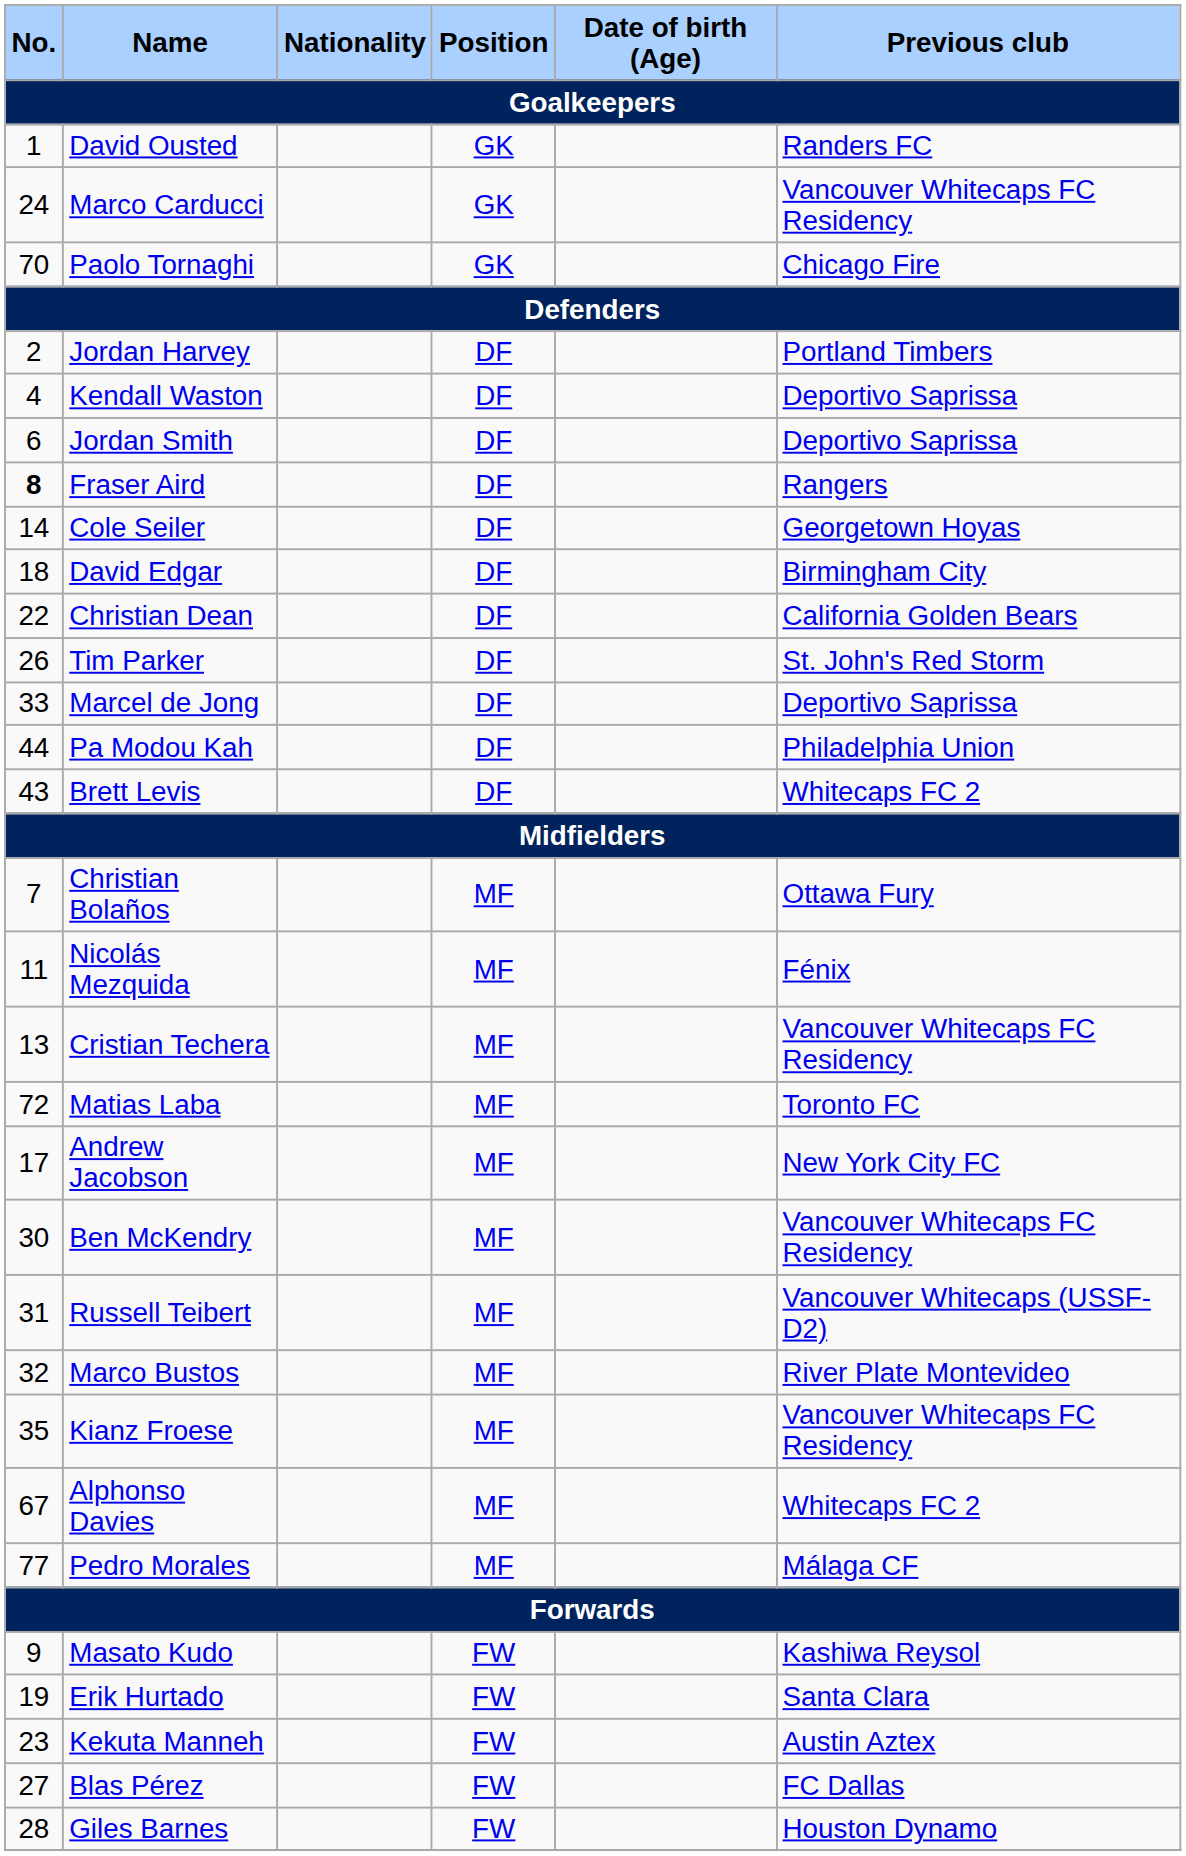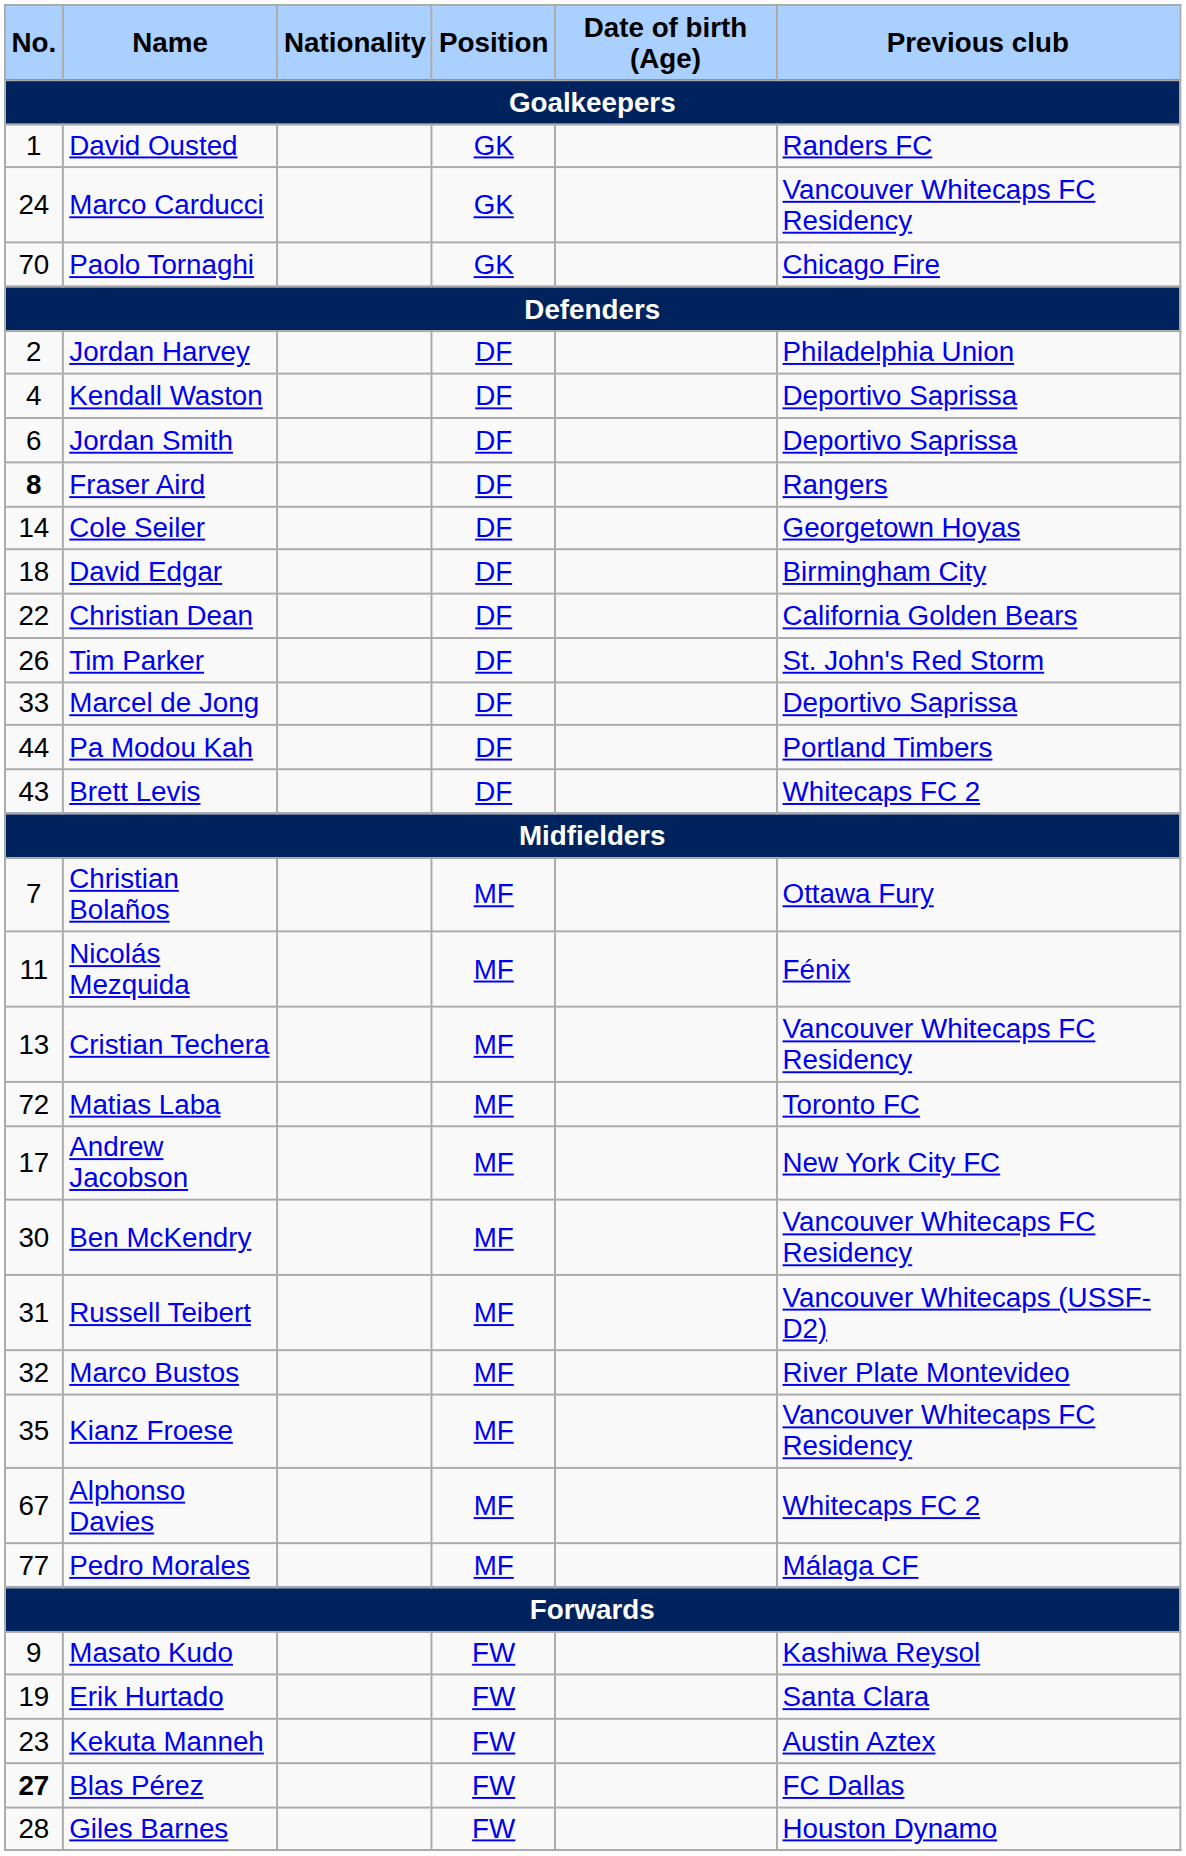(888, 353) Portland Timbers -> (898, 353) Philadelphia Union
(898, 748) Philadelphia Union -> (888, 748) Portland Timbers
(34, 1785) normal -> (34, 1785) bold
